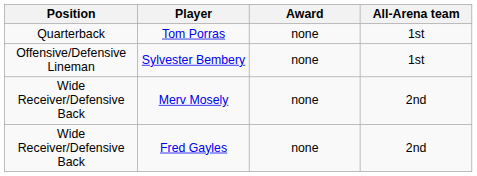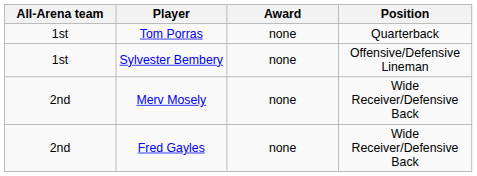columns swapped: (71, 14) <-> (416, 14)
